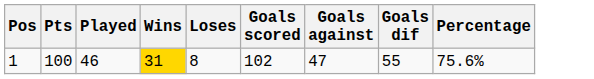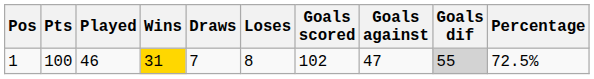+ column: (213, 26)
(391, 61) no background -> (446, 61) lightgrey background
(460, 61) 75.6% -> (515, 61) 72.5%
